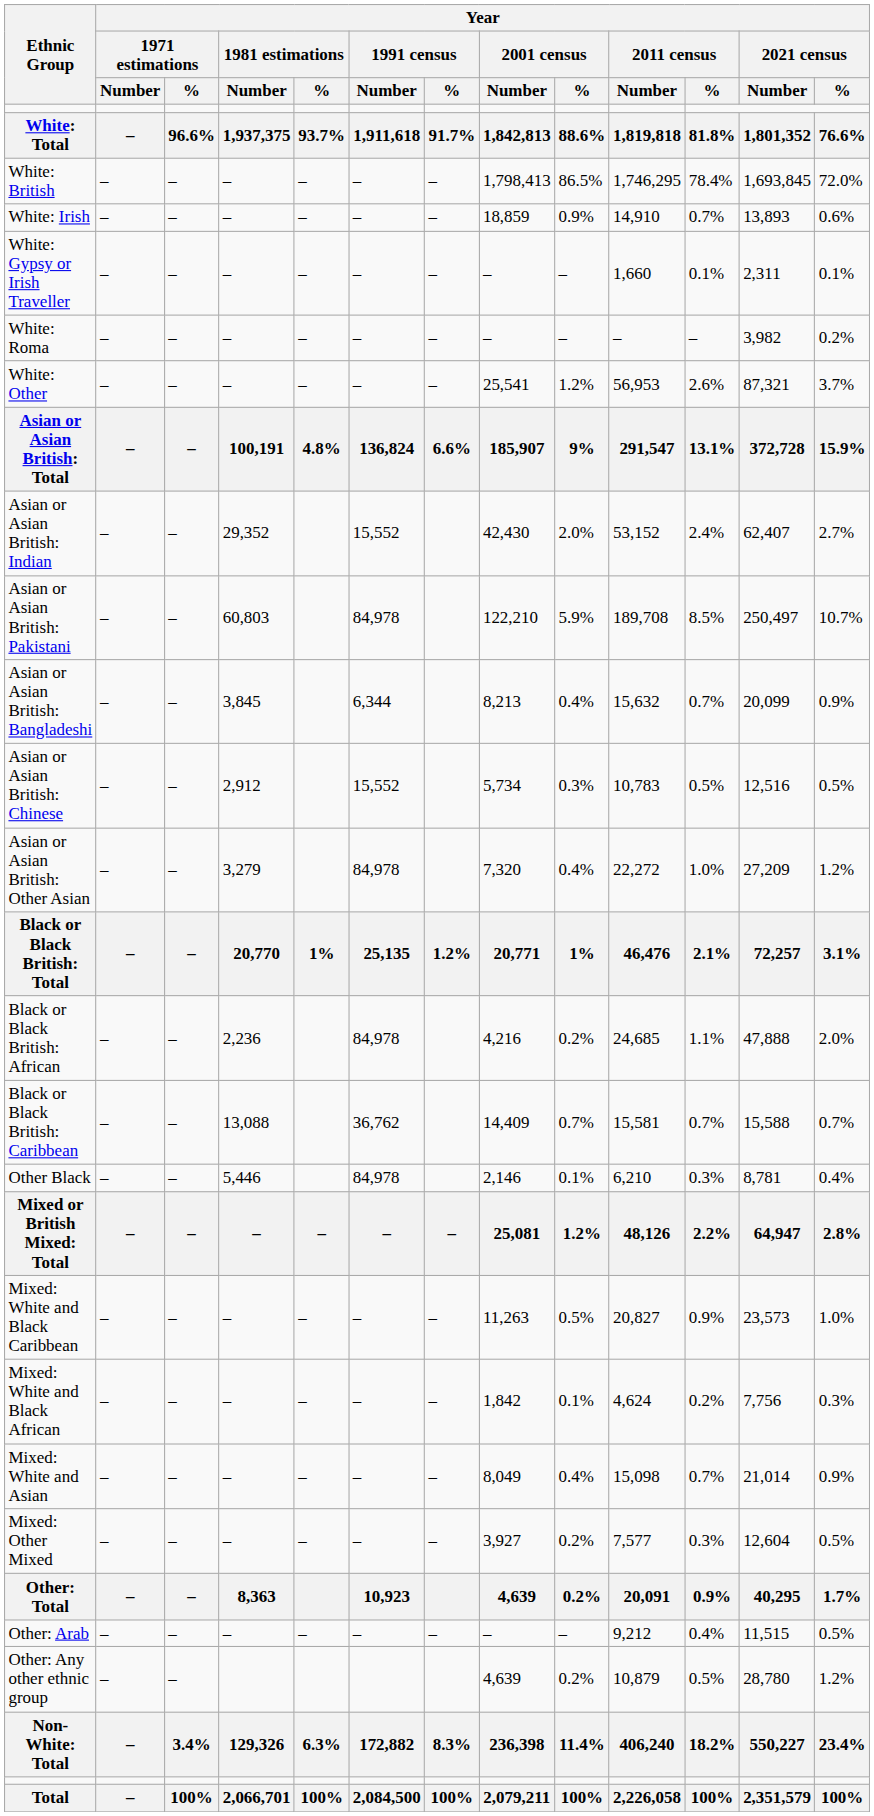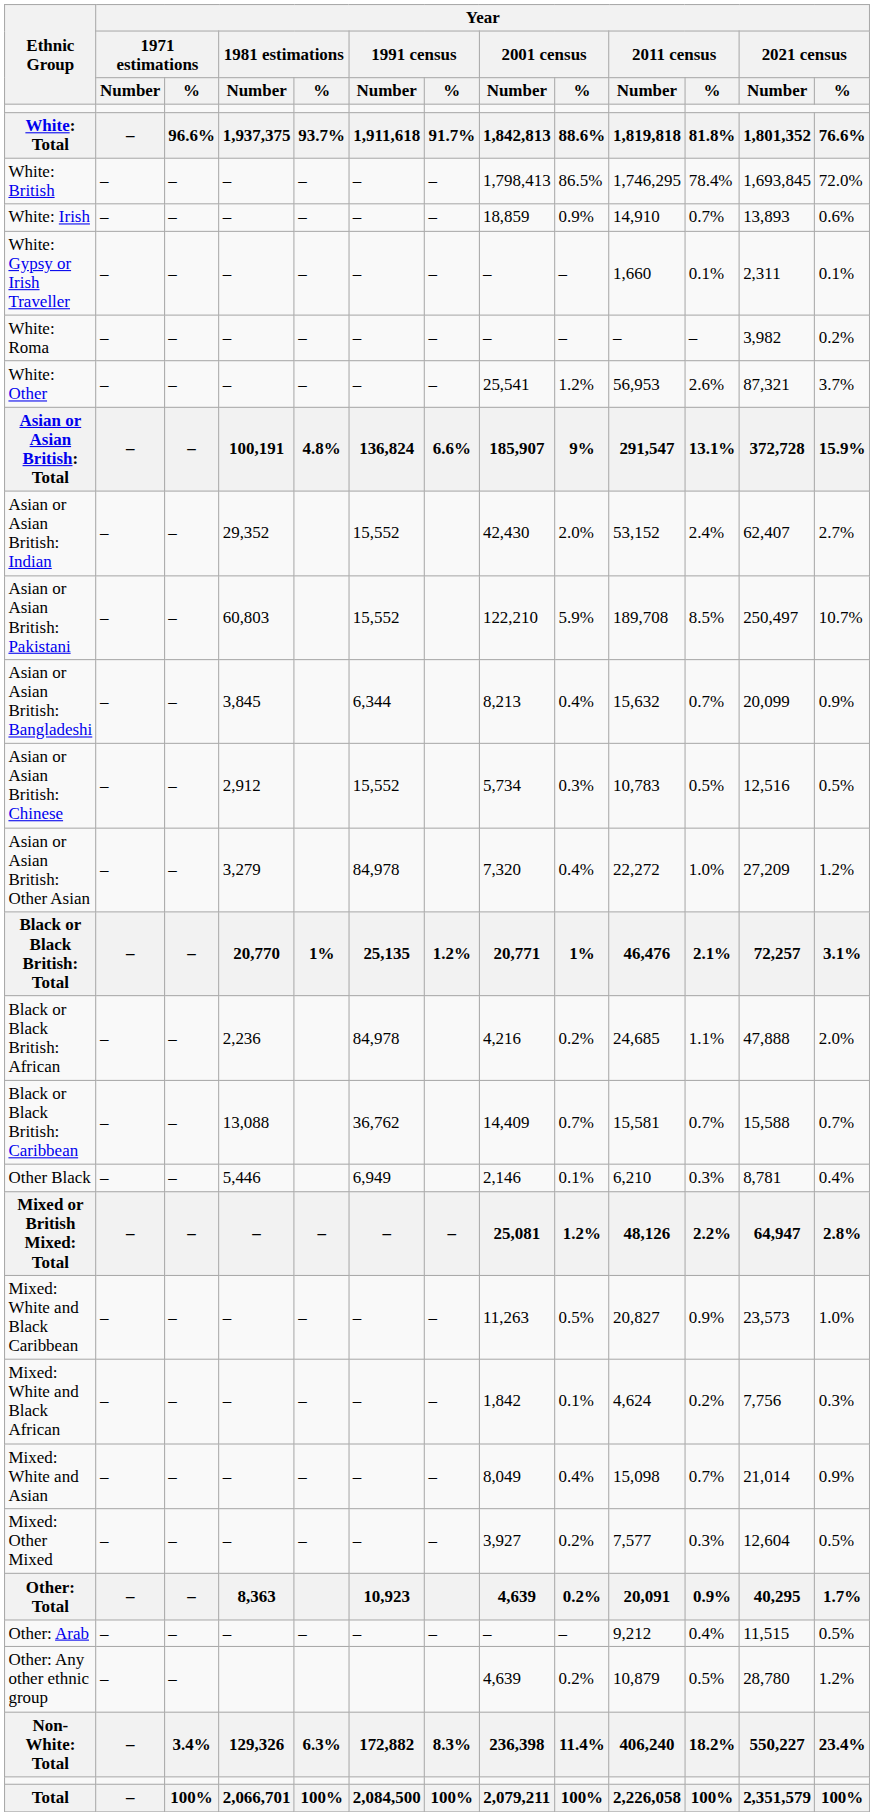(376, 617) 84,978 -> (376, 617) 15,552
(376, 1177) 84,978 -> (372, 1177) 6,949
